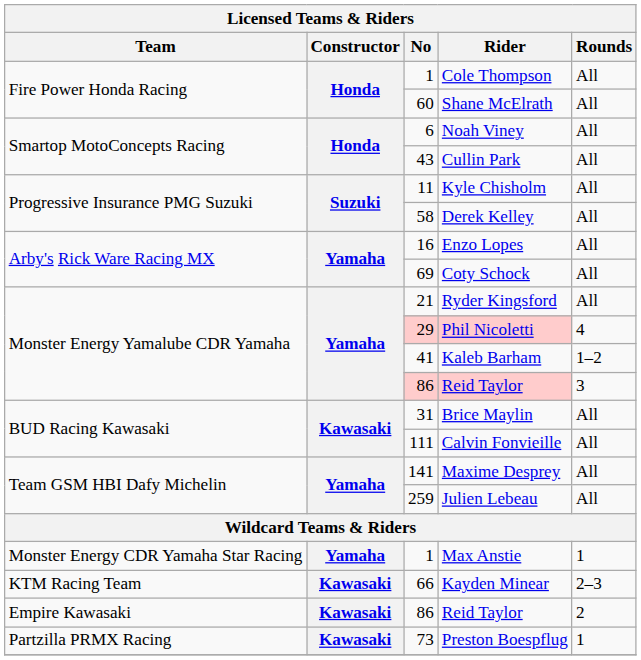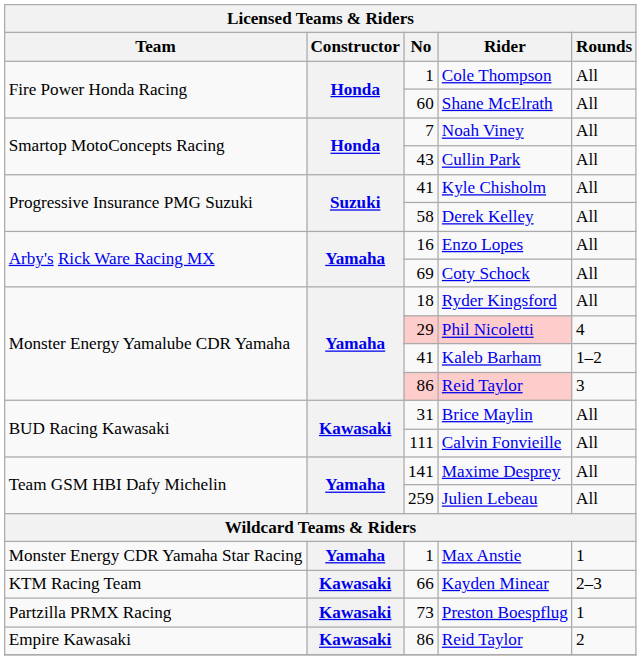(429, 131) 6 -> (429, 131) 7
(425, 187) 11 -> (425, 187) 41
(425, 300) 21 -> (425, 300) 18
rows swapped: (90, 640) <-> (70, 611)
